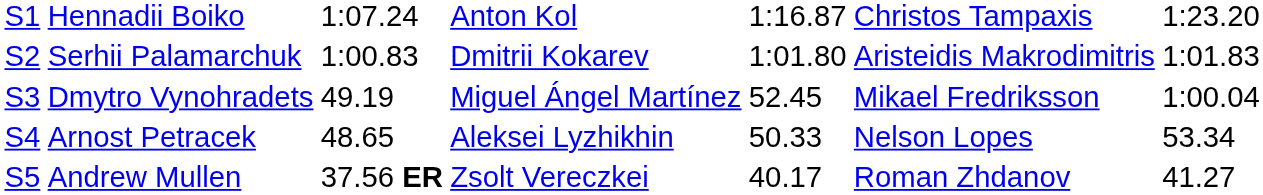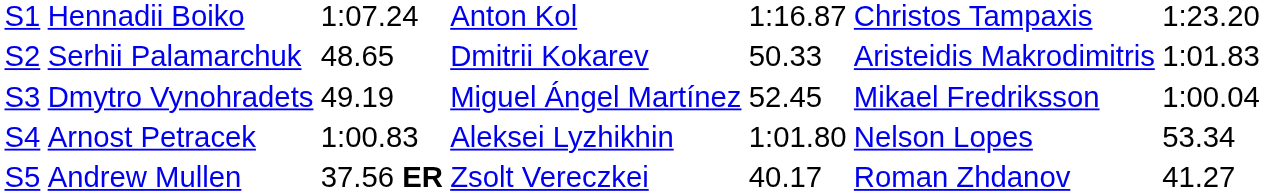(370, 56) 1:00.83 -> (357, 56) 48.65
(798, 56) 1:01.80 -> (785, 56) 50.33
(357, 137) 48.65 -> (370, 137) 1:00.83
(785, 137) 50.33 -> (798, 137) 1:01.80
